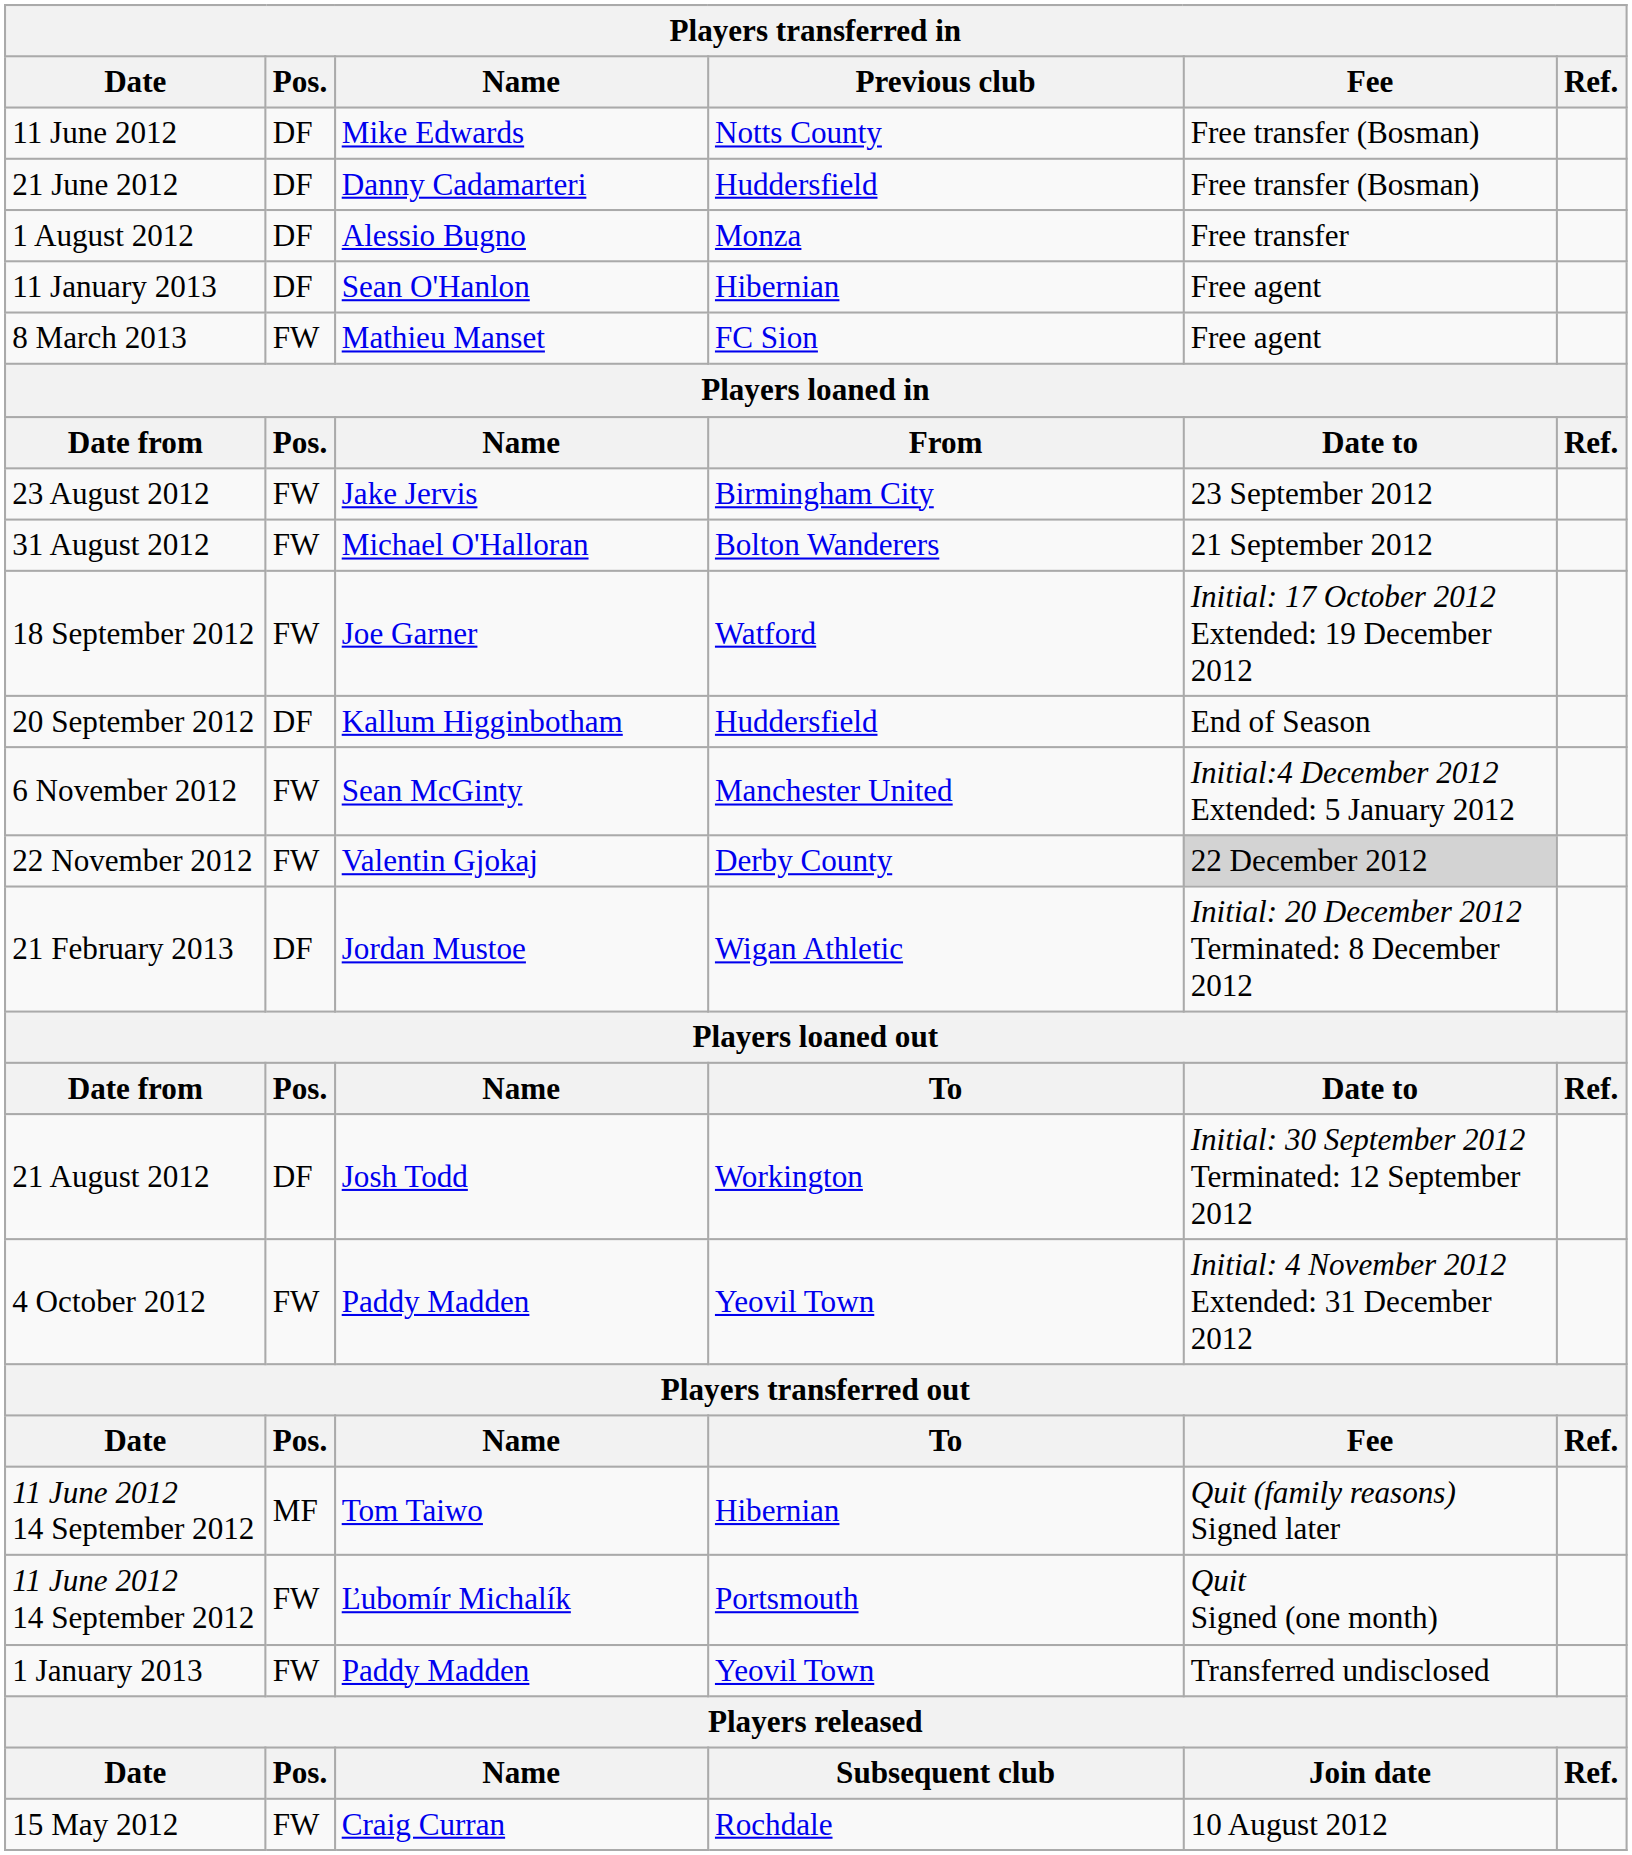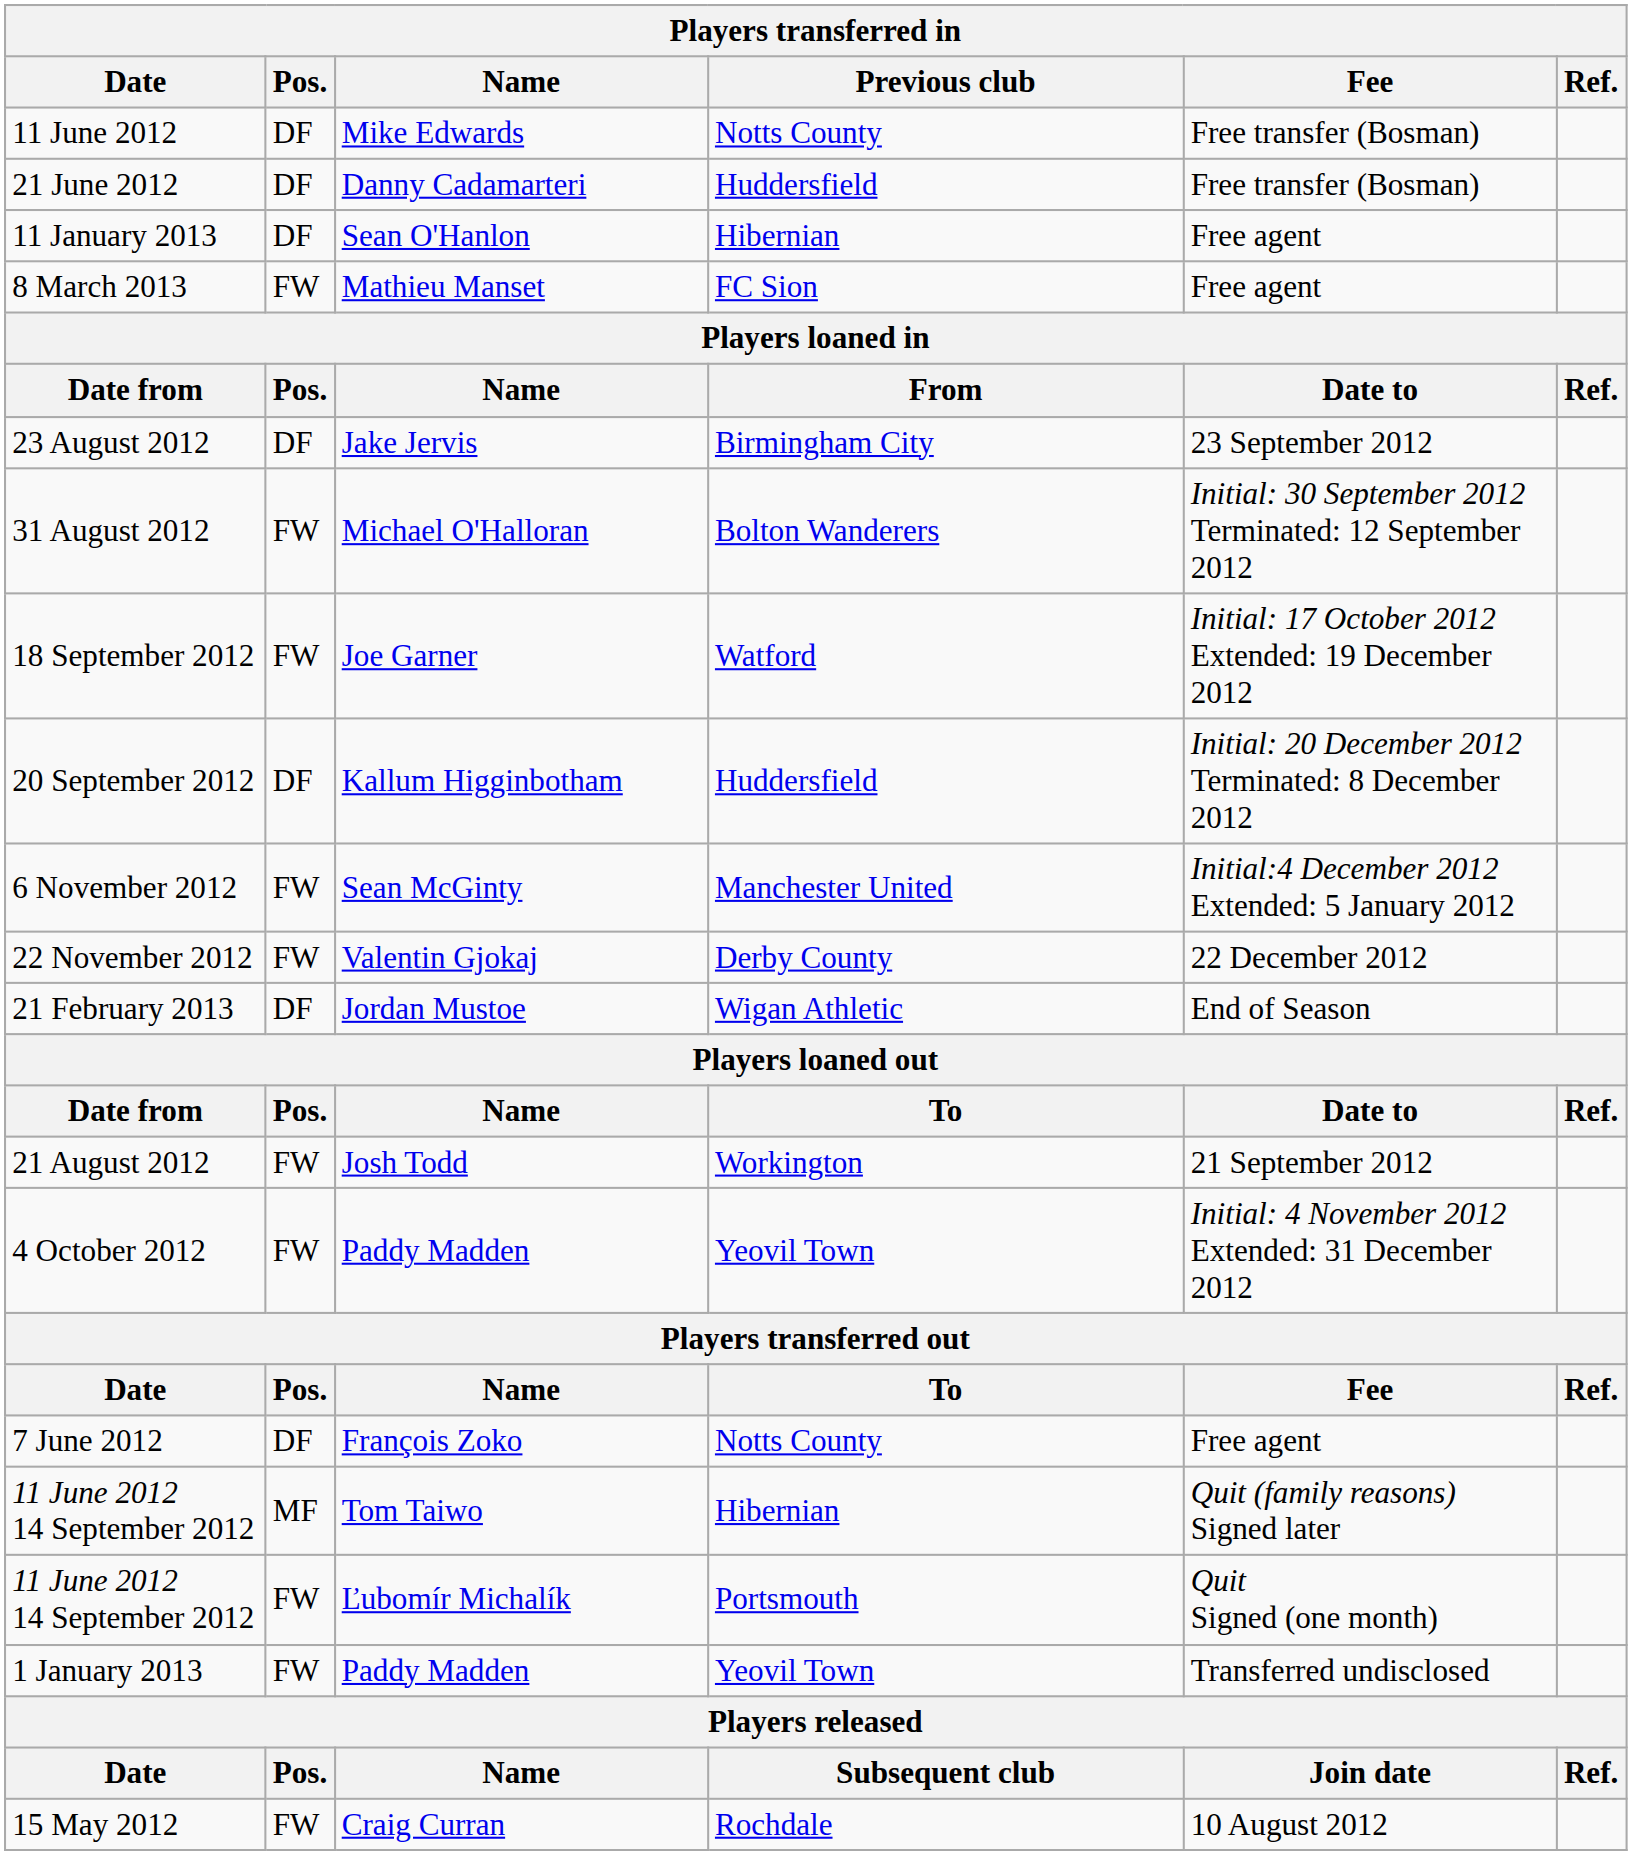- row: (103, 235)
(296, 492) FW -> (293, 441) DF
(1312, 544) 21 September 2012 -> (1358, 529) Initial: 30 September 2012 Terminated: 12 September 2012
(1281, 720) End of Season -> (1356, 780) Initial: 20 December 2012 Terminated: 8 December 2012
(1309, 860) lightgrey background -> (1309, 956) no background
(1356, 948) Initial: 20 December 2012 Terminated: 8 December 2012 -> (1281, 1007) End of Season
(293, 1176) DF -> (296, 1162) FW
(1358, 1176) Initial: 30 September 2012 Terminated: 12 September 2012 -> (1312, 1162) 21 September 2012
+ row: (88, 1441)
